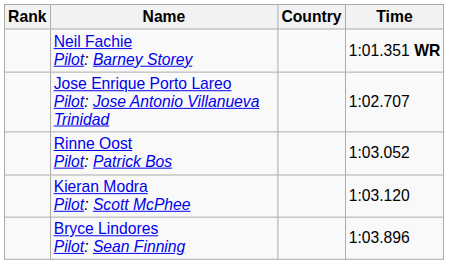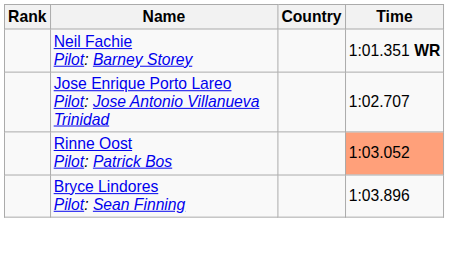(379, 153) no background -> (379, 153) lightsalmon background
- row: (122, 195)
